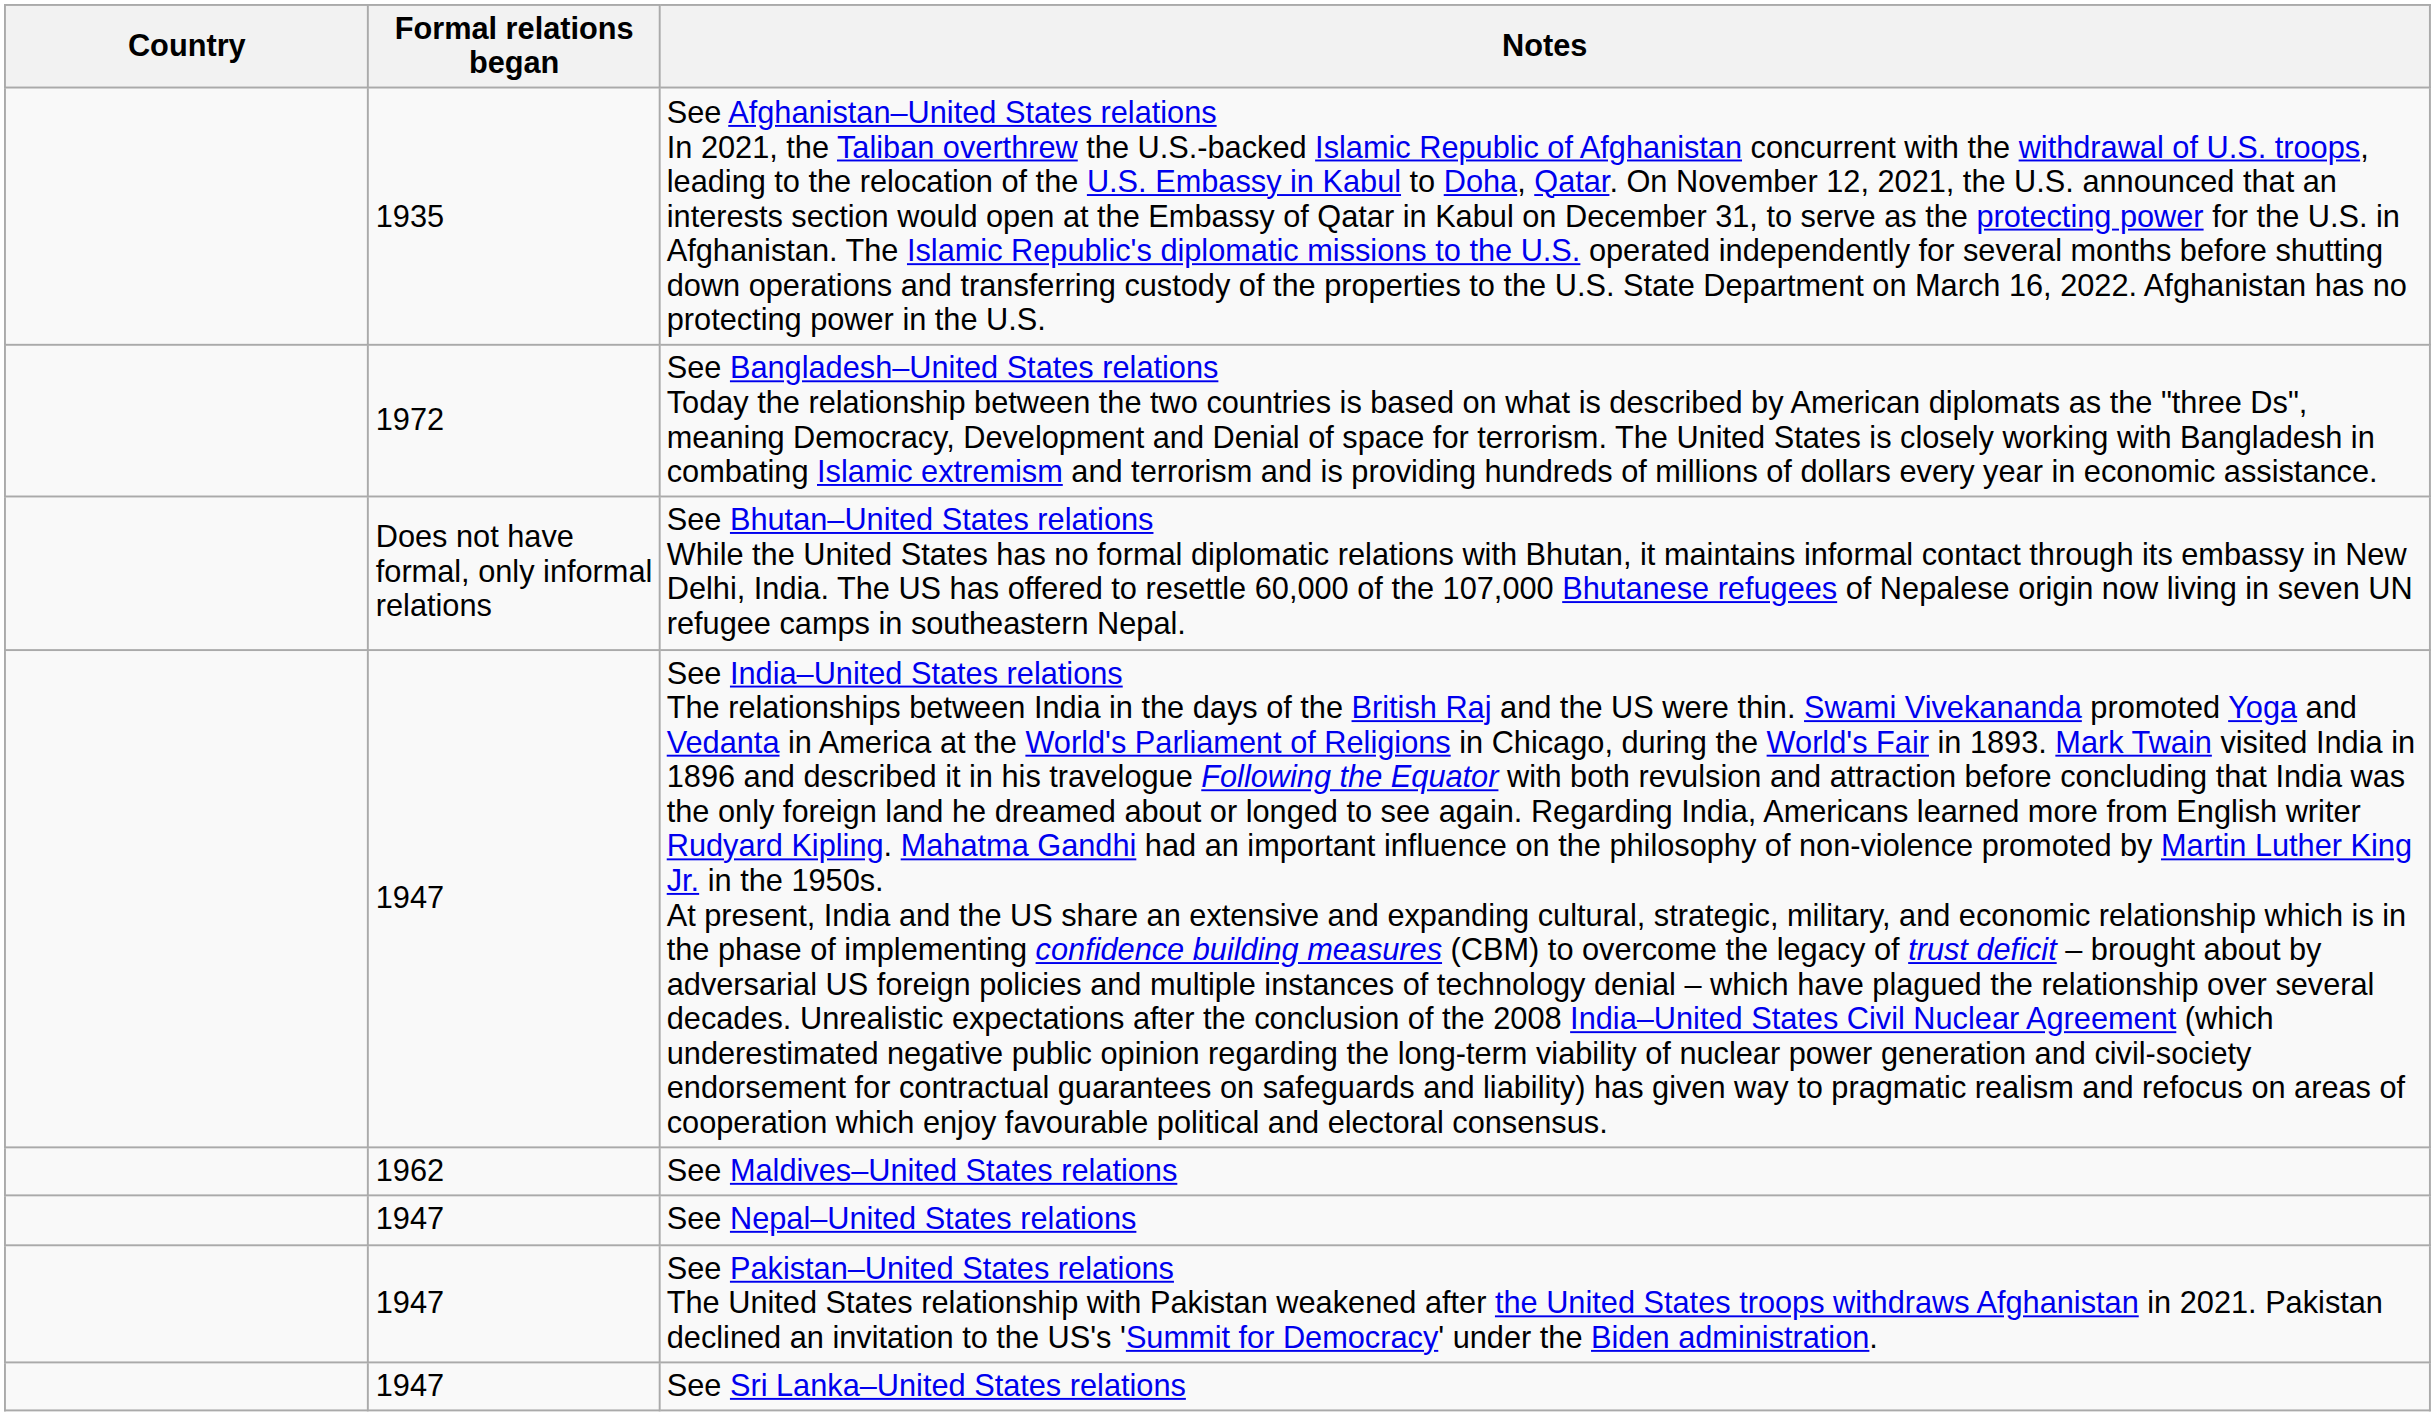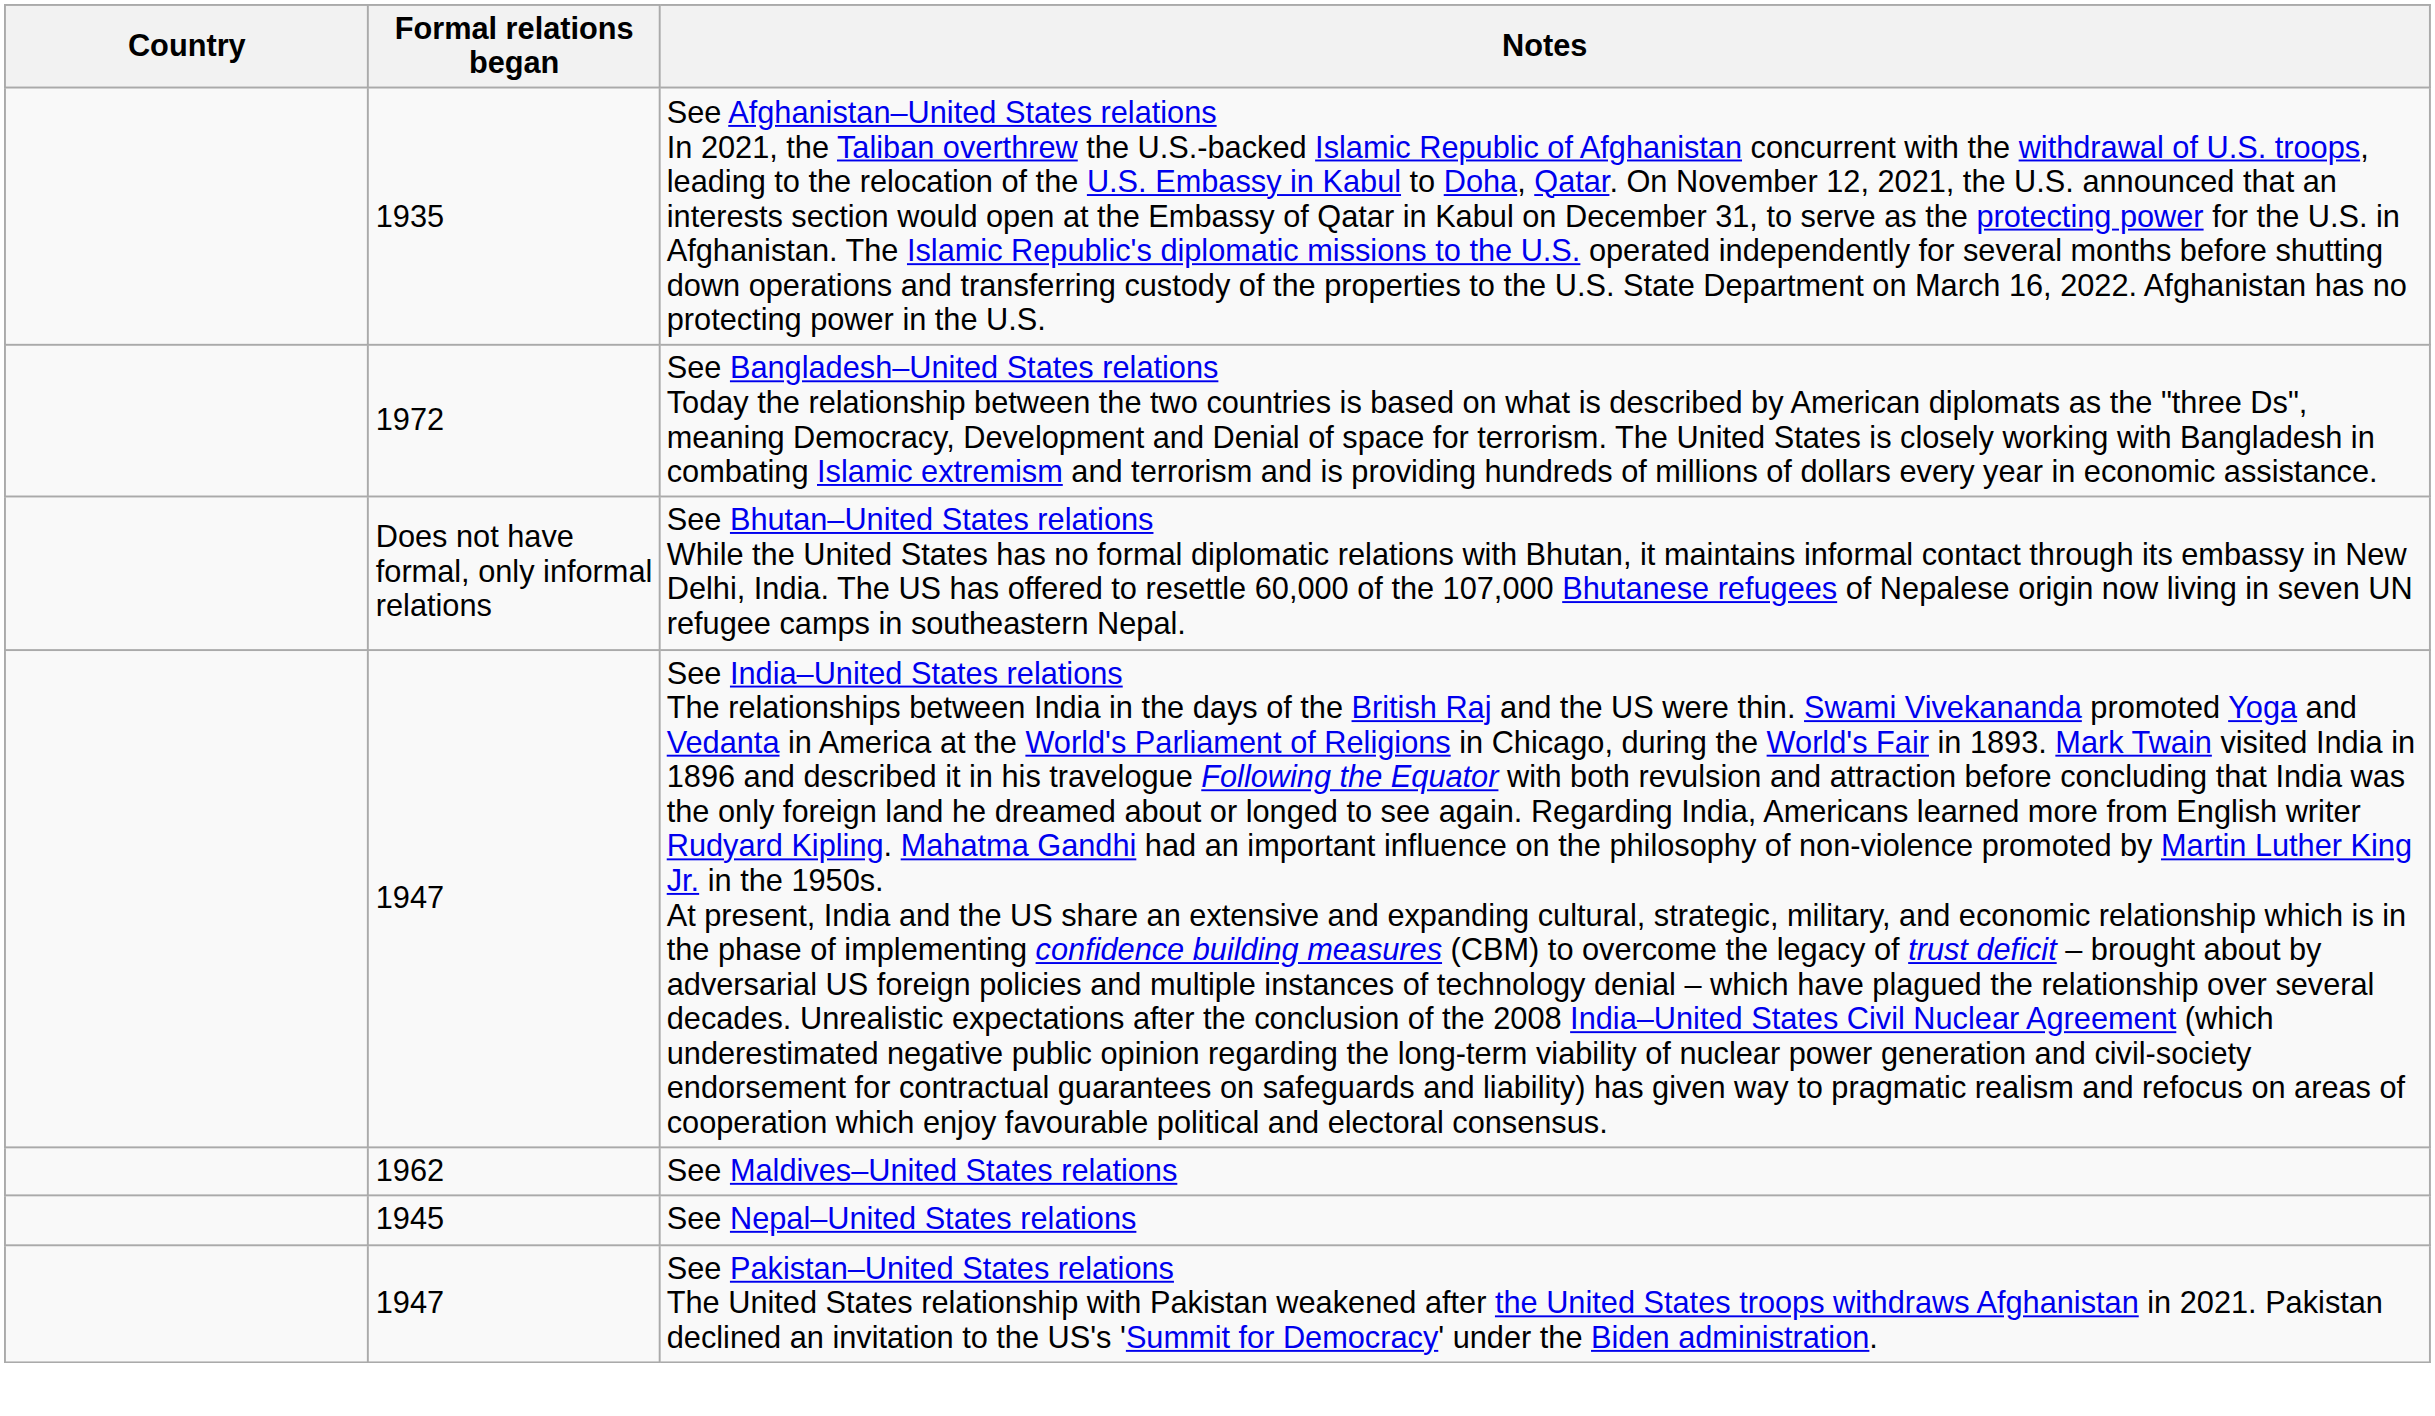(410, 1219) 1947 -> (410, 1219) 1945
- row: (926, 1386)
